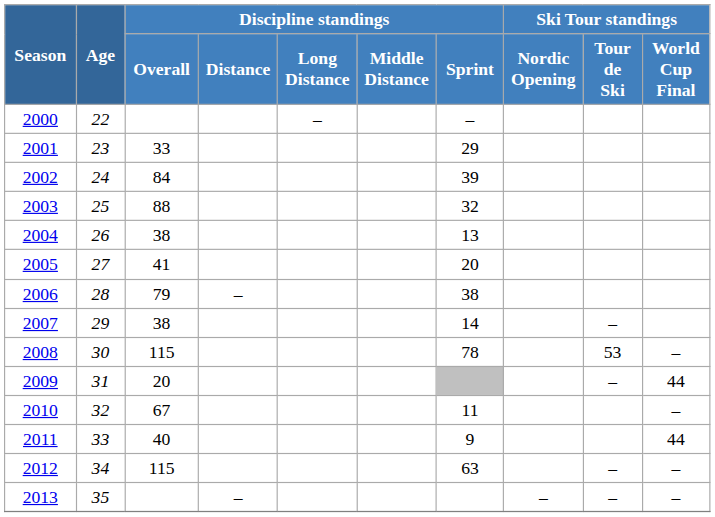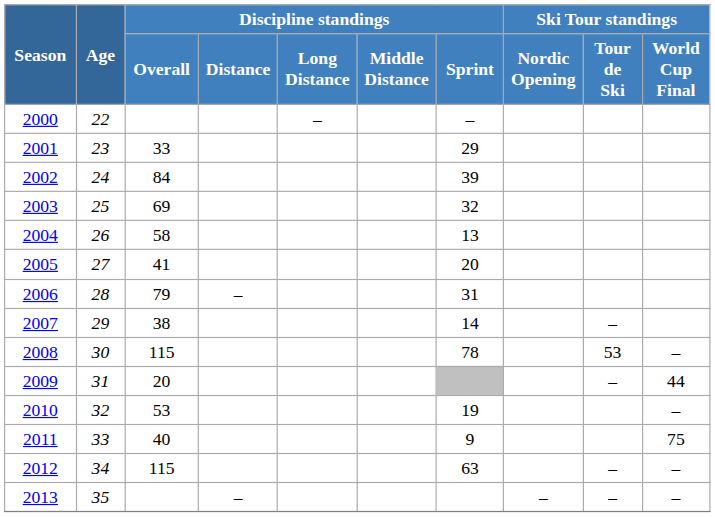(162, 206) 88 -> (162, 206) 69
(162, 235) 38 -> (162, 235) 58
(470, 293) 38 -> (470, 293) 31
(162, 409) 67 -> (162, 409) 53
(470, 409) 11 -> (470, 409) 19
(676, 438) 44 -> (676, 438) 75
